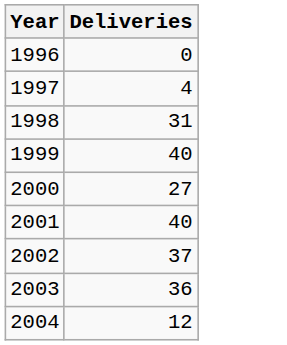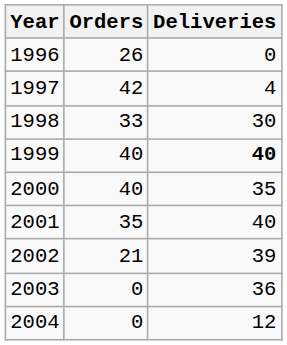+ column: (106, 22)
(180, 122) 31 -> (264, 122) 30
(180, 155) normal -> (264, 155) bold
(180, 189) 27 -> (264, 189) 35
(180, 256) 37 -> (264, 256) 39
